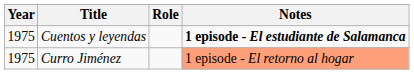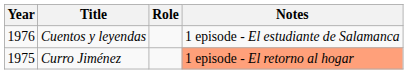(21, 36) 1975 -> (21, 36) 1976
(295, 36) bold -> (292, 36) normal
